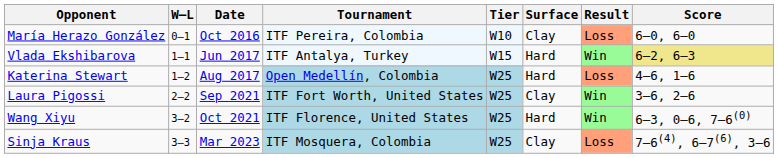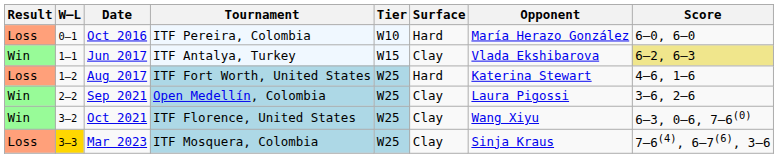columns swapped: (607, 15) <-> (86, 15)
(541, 35) Clay -> (428, 35) Hard
(541, 55) Hard -> (428, 55) Clay
(352, 76) Open Medellín, Colombia -> (262, 76) ITF Fort Worth, United States
(375, 96) ITF Fort Worth, United States -> (239, 96) Open Medellín, Colombia
(541, 118) Hard -> (428, 118) Clay
(181, 142) no background -> (68, 142) gold background
